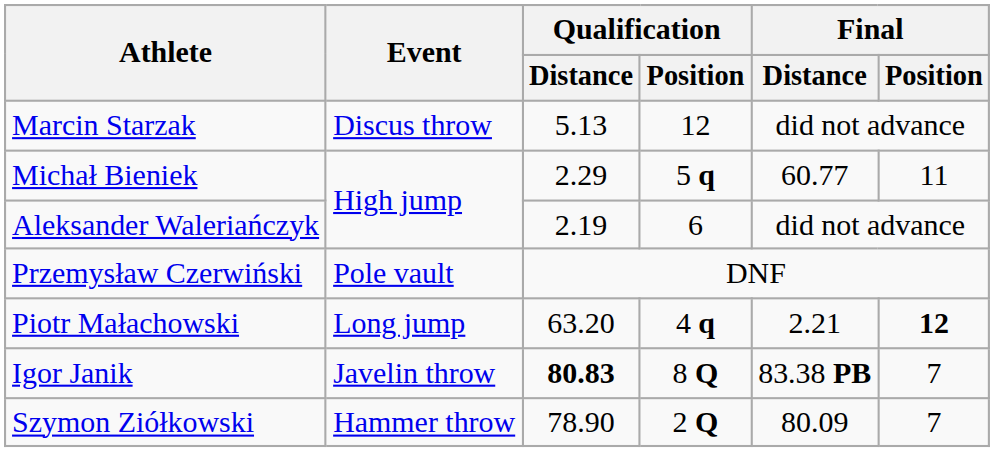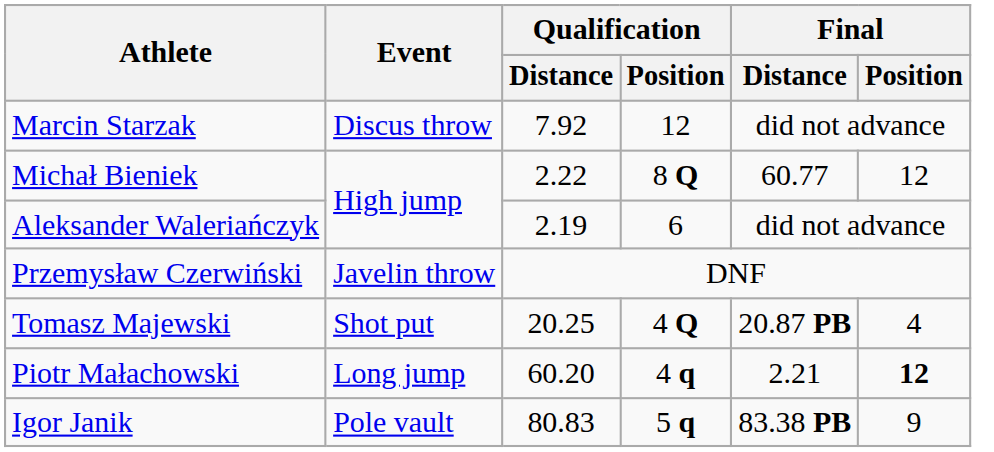(581, 125) 5.13 -> (561, 125) 7.92
(581, 175) 2.29 -> (561, 175) 2.22
(695, 175) 5 q -> (676, 175) 8 Q
(934, 175) 11 -> (914, 175) 12
(393, 273) Pole vault -> (414, 273) Javelin throw
+ row: (121, 323)
(581, 323) 63.20 -> (561, 372) 60.20
(414, 372) Javelin throw -> (393, 422) Pole vault
(581, 372) bold -> (561, 422) normal
(695, 372) 8 Q -> (676, 422) 5 q
(934, 372) 7 -> (914, 422) 9
- row: (133, 422)
